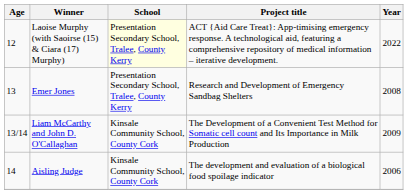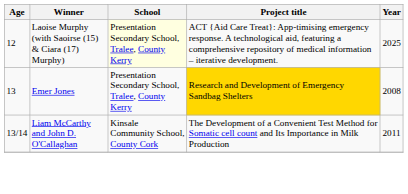(392, 44) 2022 -> (392, 44) 2025
(266, 91) no background -> (266, 91) gold background
(392, 134) 2009 -> (391, 134) 2011
- row: (57, 171)
